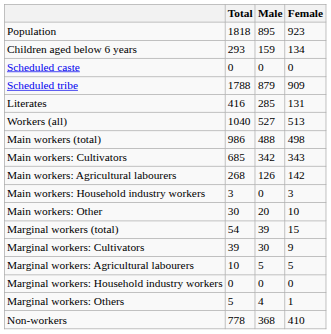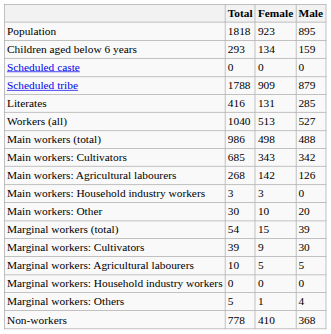columns swapped: (270, 13) <-> (305, 13)
